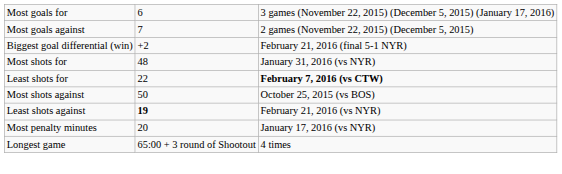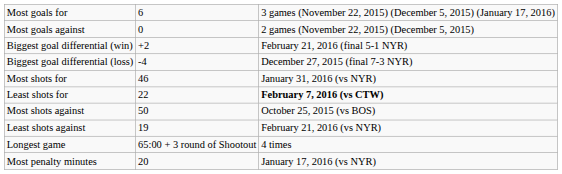(140, 29) 7 -> (141, 29) 0
+ row: (70, 62)
(143, 62) 48 -> (143, 78) 46
(143, 111) bold -> (143, 128) normal
rows swapped: (52, 128) <-> (36, 144)
